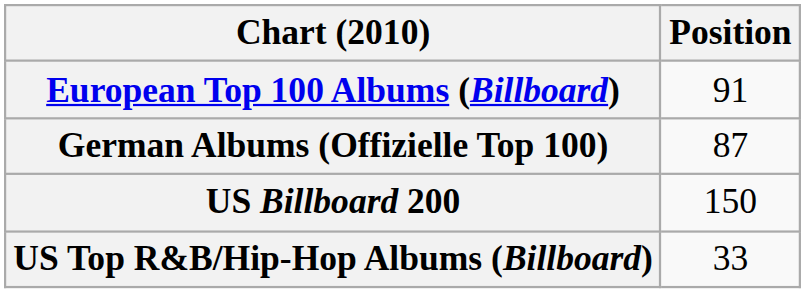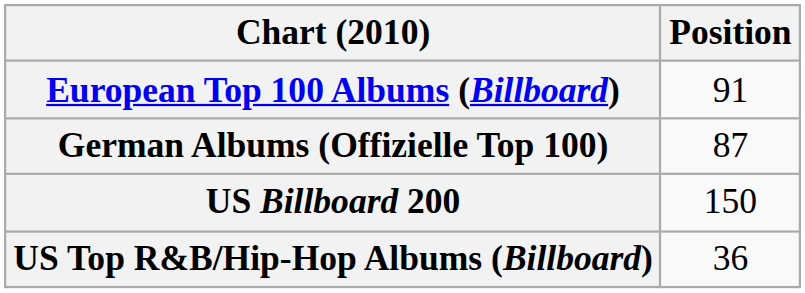(730, 257) 33 -> (730, 257) 36
